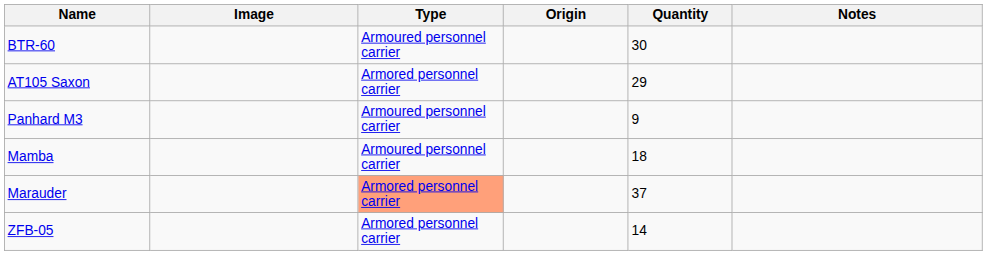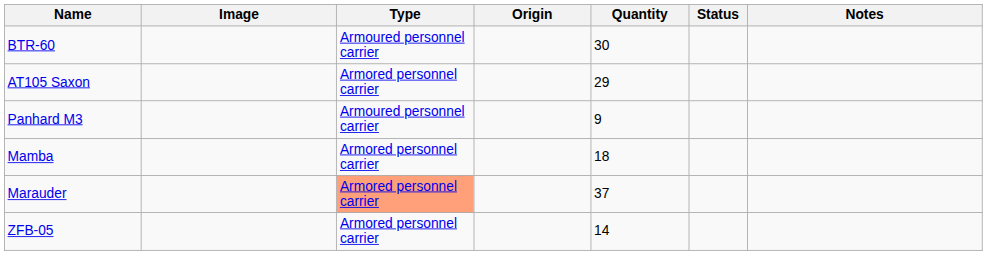+ column: (718, 15)
(423, 156) Armoured personnel carrier -> (398, 156) Armored personnel carrier
